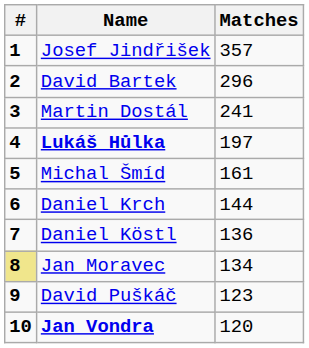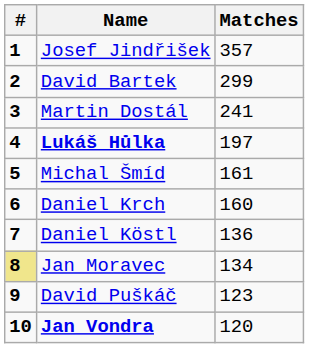(236, 82) 296 -> (236, 82) 299
(236, 204) 144 -> (236, 204) 160
